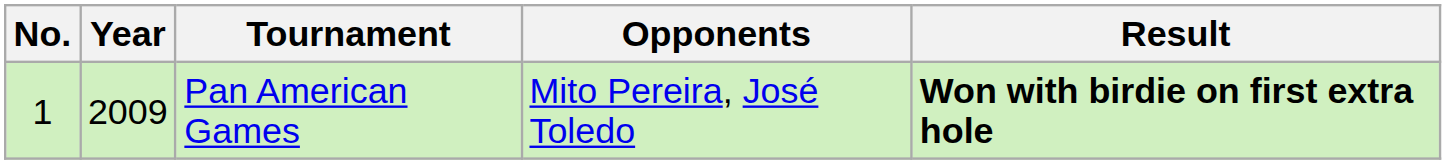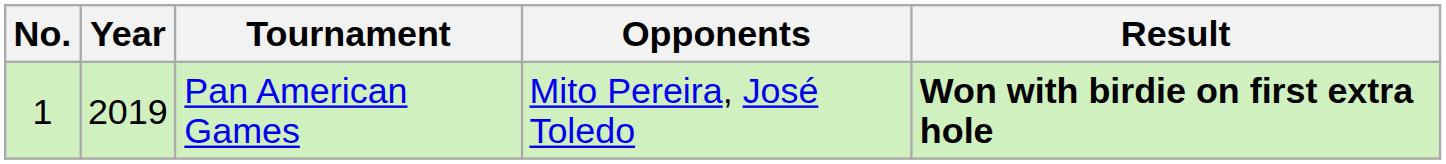(128, 111) 2009 -> (128, 111) 2019
